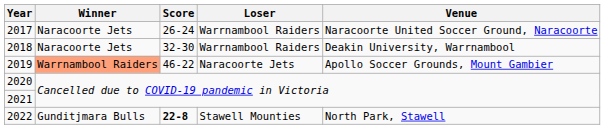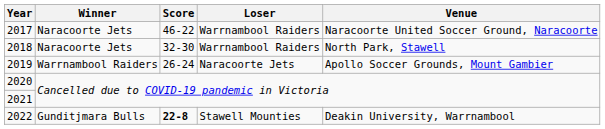(179, 30) 26-24 -> (179, 30) 46-22
(420, 47) Deakin University, Warrnambool -> (385, 47) North Park, Stawell
(98, 64) lightsalmon background -> (98, 64) no background
(179, 64) 46-22 -> (179, 64) 26-24
(385, 116) North Park, Stawell -> (420, 116) Deakin University, Warrnambool
